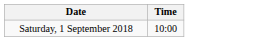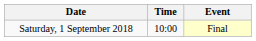+ column: (218, 12)
